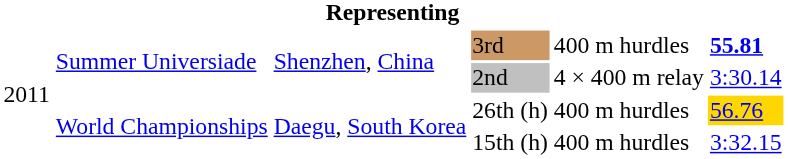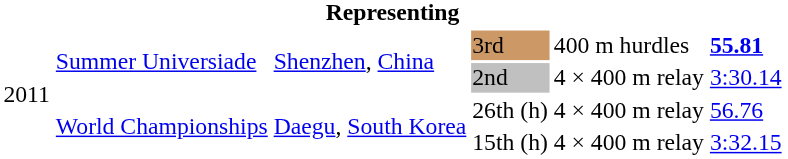(622, 110) 400 m hurdles -> (629, 110) 4 × 400 m relay
(737, 110) gold background -> (737, 110) no background
(622, 142) 400 m hurdles -> (629, 142) 4 × 400 m relay
